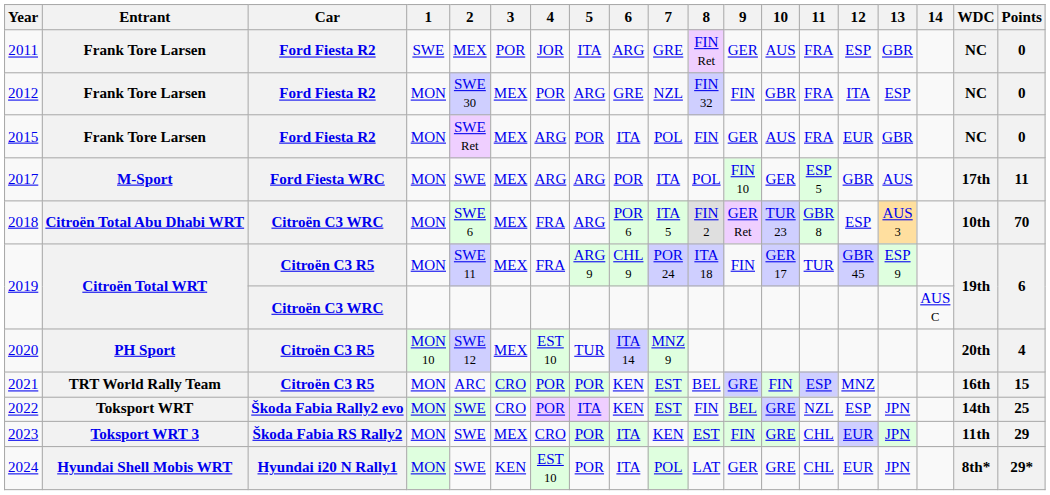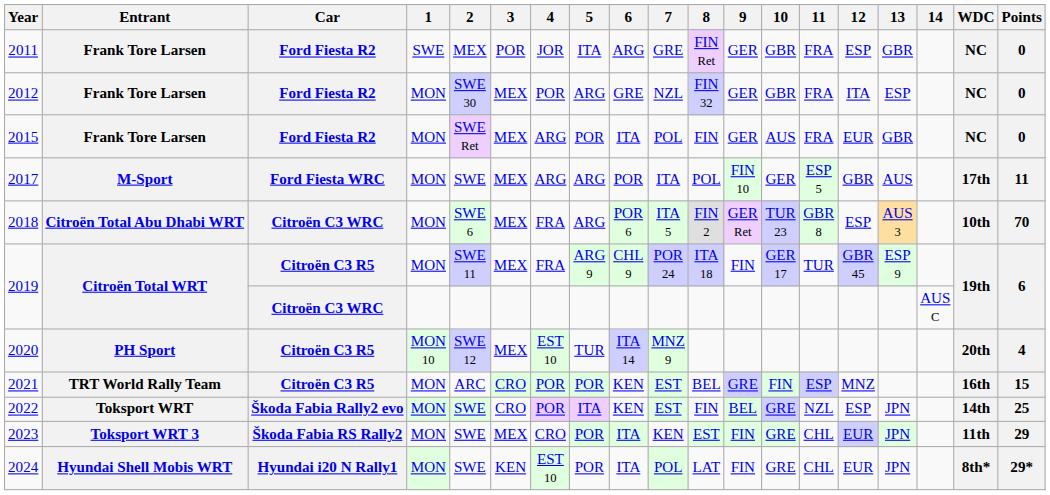(781, 51) AUS -> (781, 51) GBR
(743, 94) FIN -> (743, 94) GER
(743, 468) GER -> (743, 468) FIN
